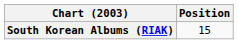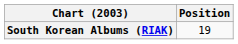(205, 30) 15 -> (205, 30) 19
